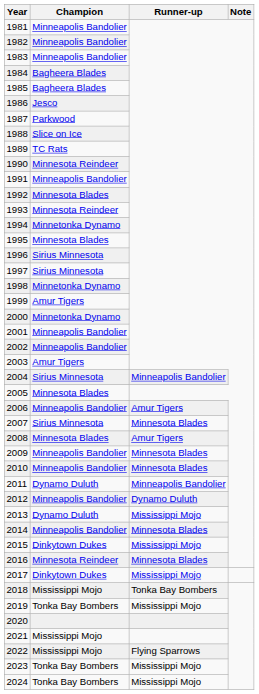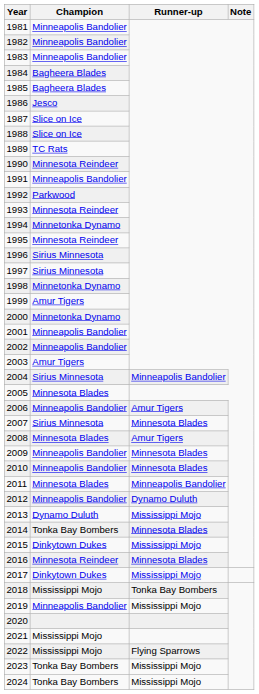(54, 118) Parkwood -> (57, 118) Slice on Ice
(70, 194) Minnesota Blades -> (54, 194) Parkwood
(70, 240) Minnesota Blades -> (75, 240) Minnesota Reindeer
(65, 484) Dynamo Duluth -> (70, 484) Minnesota Blades
(80, 529) Minneapolis Bandolier -> (75, 529) Tonka Bay Bombers
(75, 605) Tonka Bay Bombers -> (80, 605) Minneapolis Bandolier
